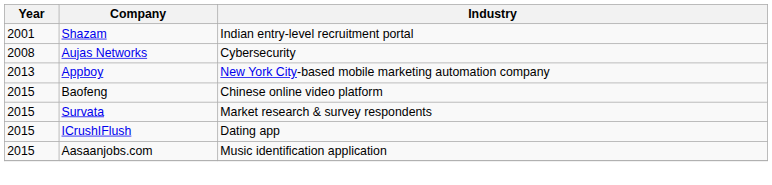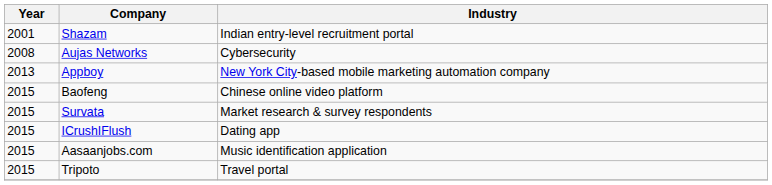+ row: (80, 170)
